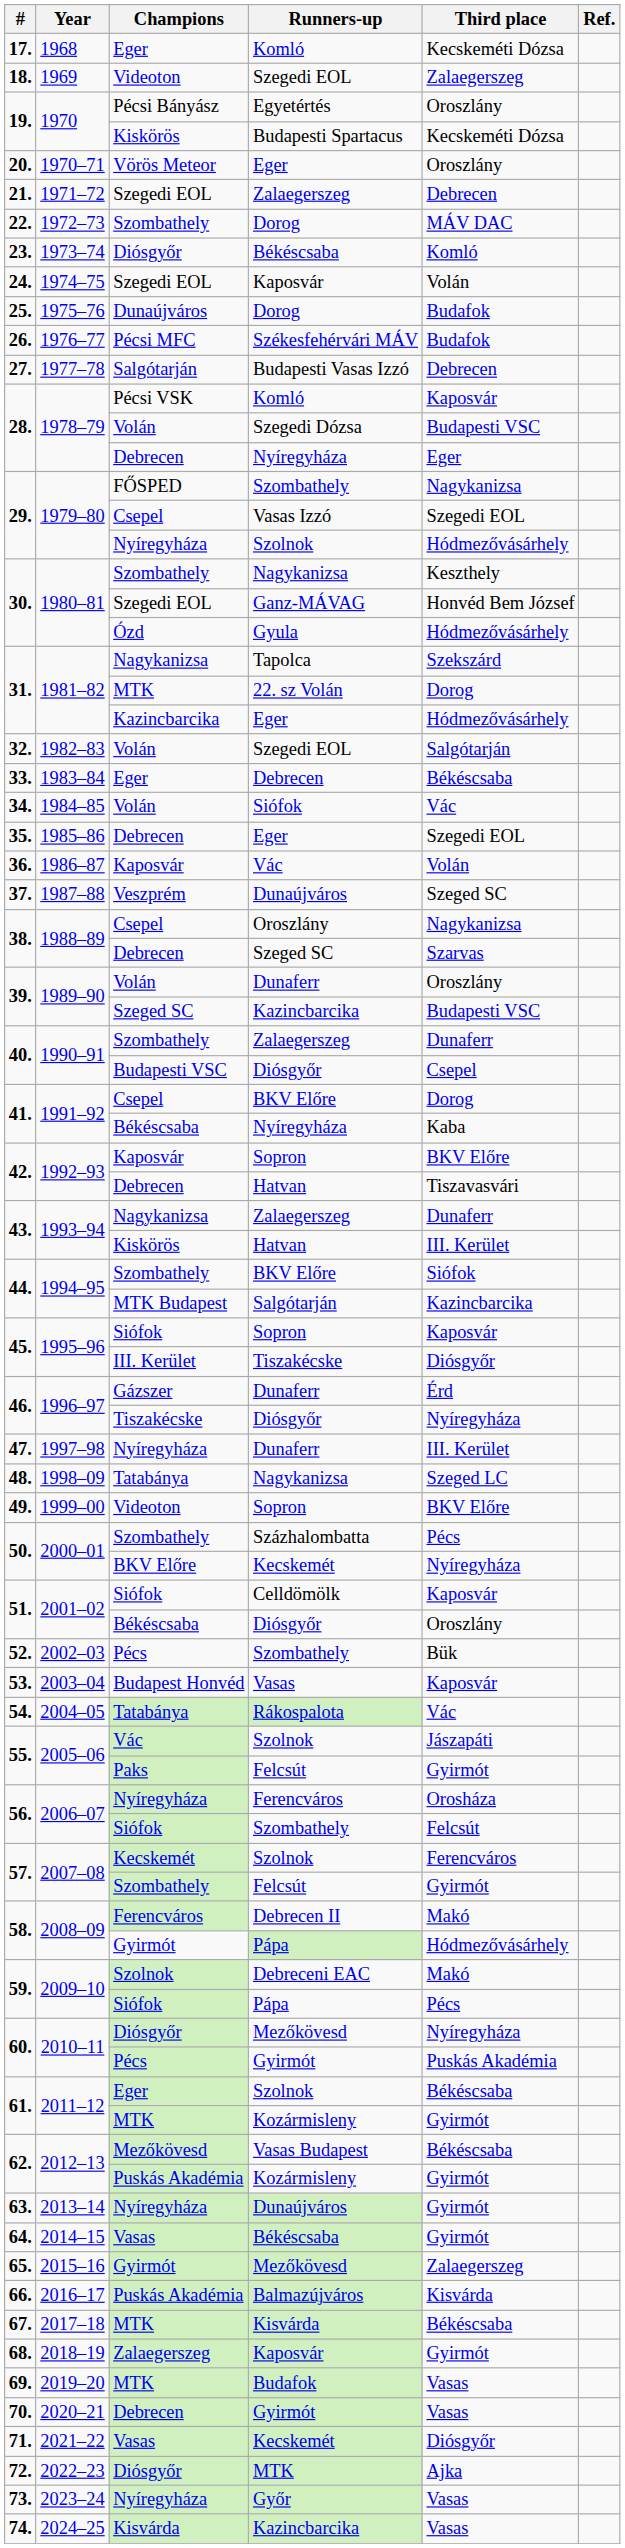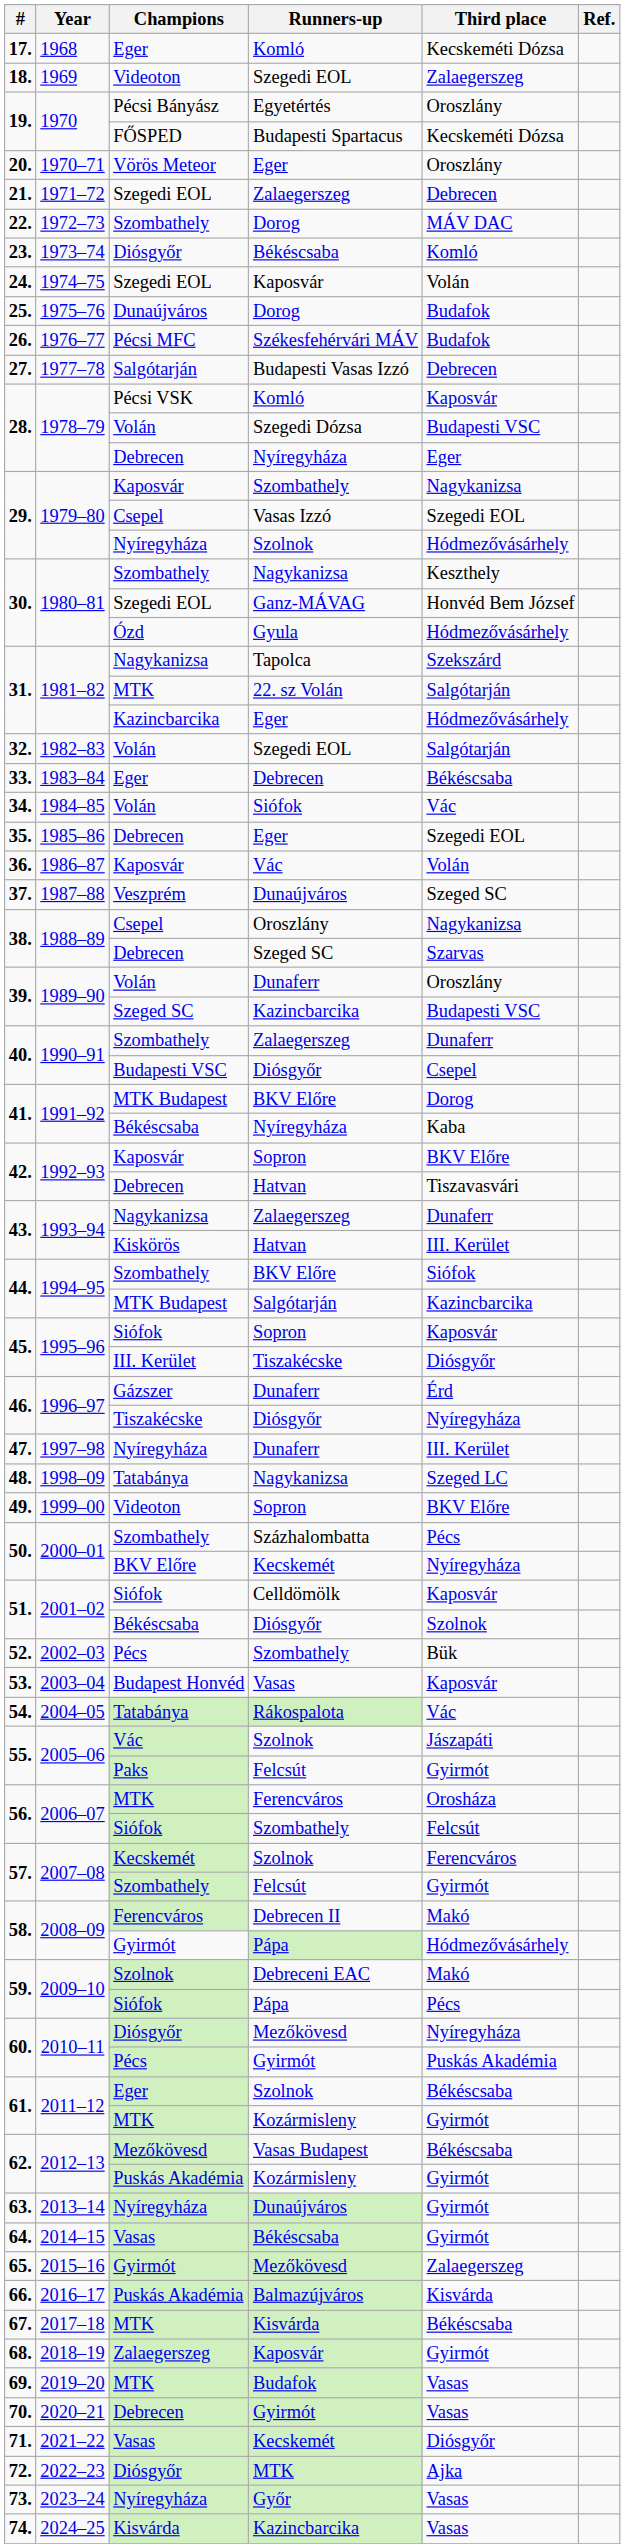(146, 135) Kiskörös -> (147, 135) FŐSPED
(147, 485) FŐSPED -> (148, 485) Kaposvár
(450, 690) Dorog -> (468, 690) Salgótarján
(138, 1098) Csepel -> (170, 1098) MTK Budapest
(464, 1624) Oroszlány -> (457, 1624) Szolnok
(160, 1799) Nyíregyháza -> (134, 1799) MTK
